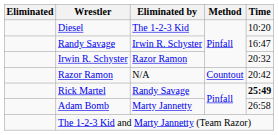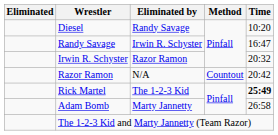(161, 28) The 1-2-3 Kid -> (161, 28) Randy Savage
(161, 91) Randy Savage -> (161, 91) The 1-2-3 Kid
